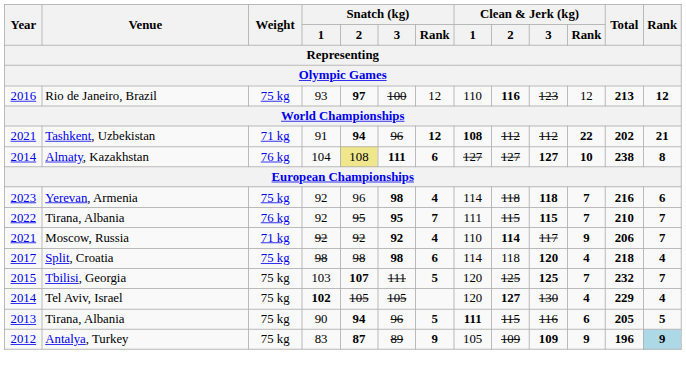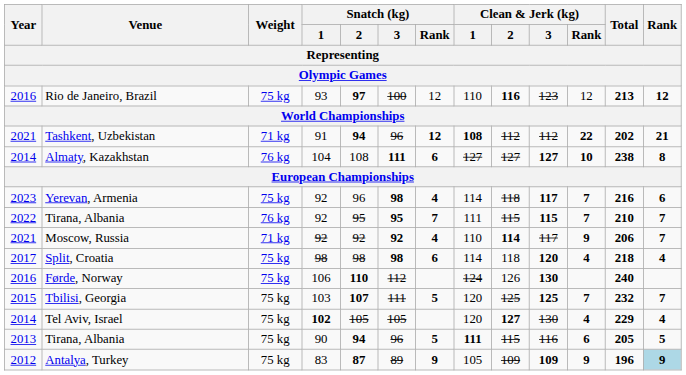(359, 156) khaki background -> (359, 156) no background
(548, 197) 118 -> (548, 197) 117
+ row: (84, 278)
